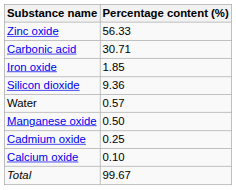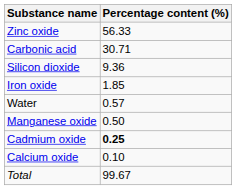rows swapped: (43, 85) <-> (32, 67)
(114, 139) normal -> (114, 139) bold
